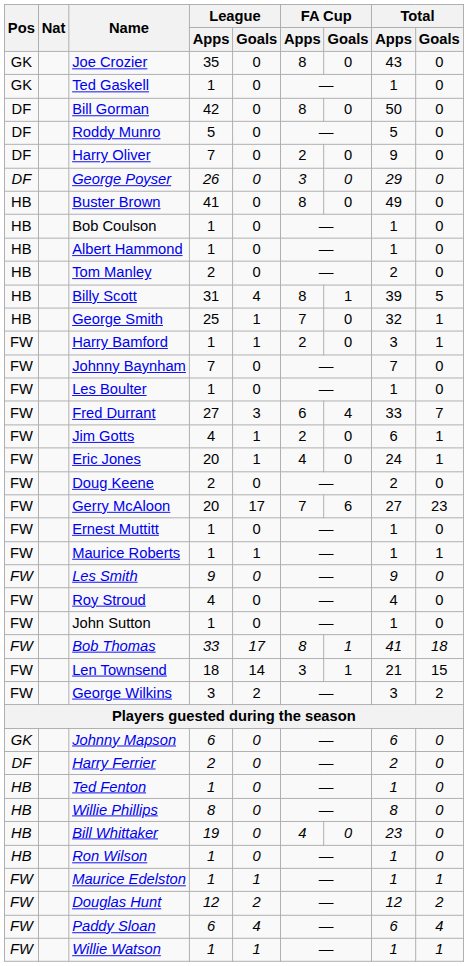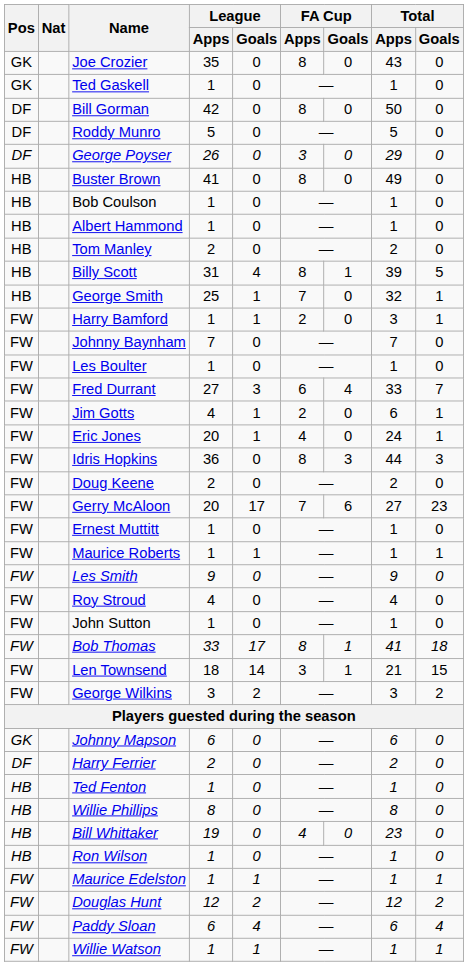- row: (111, 156)
+ row: (115, 459)
